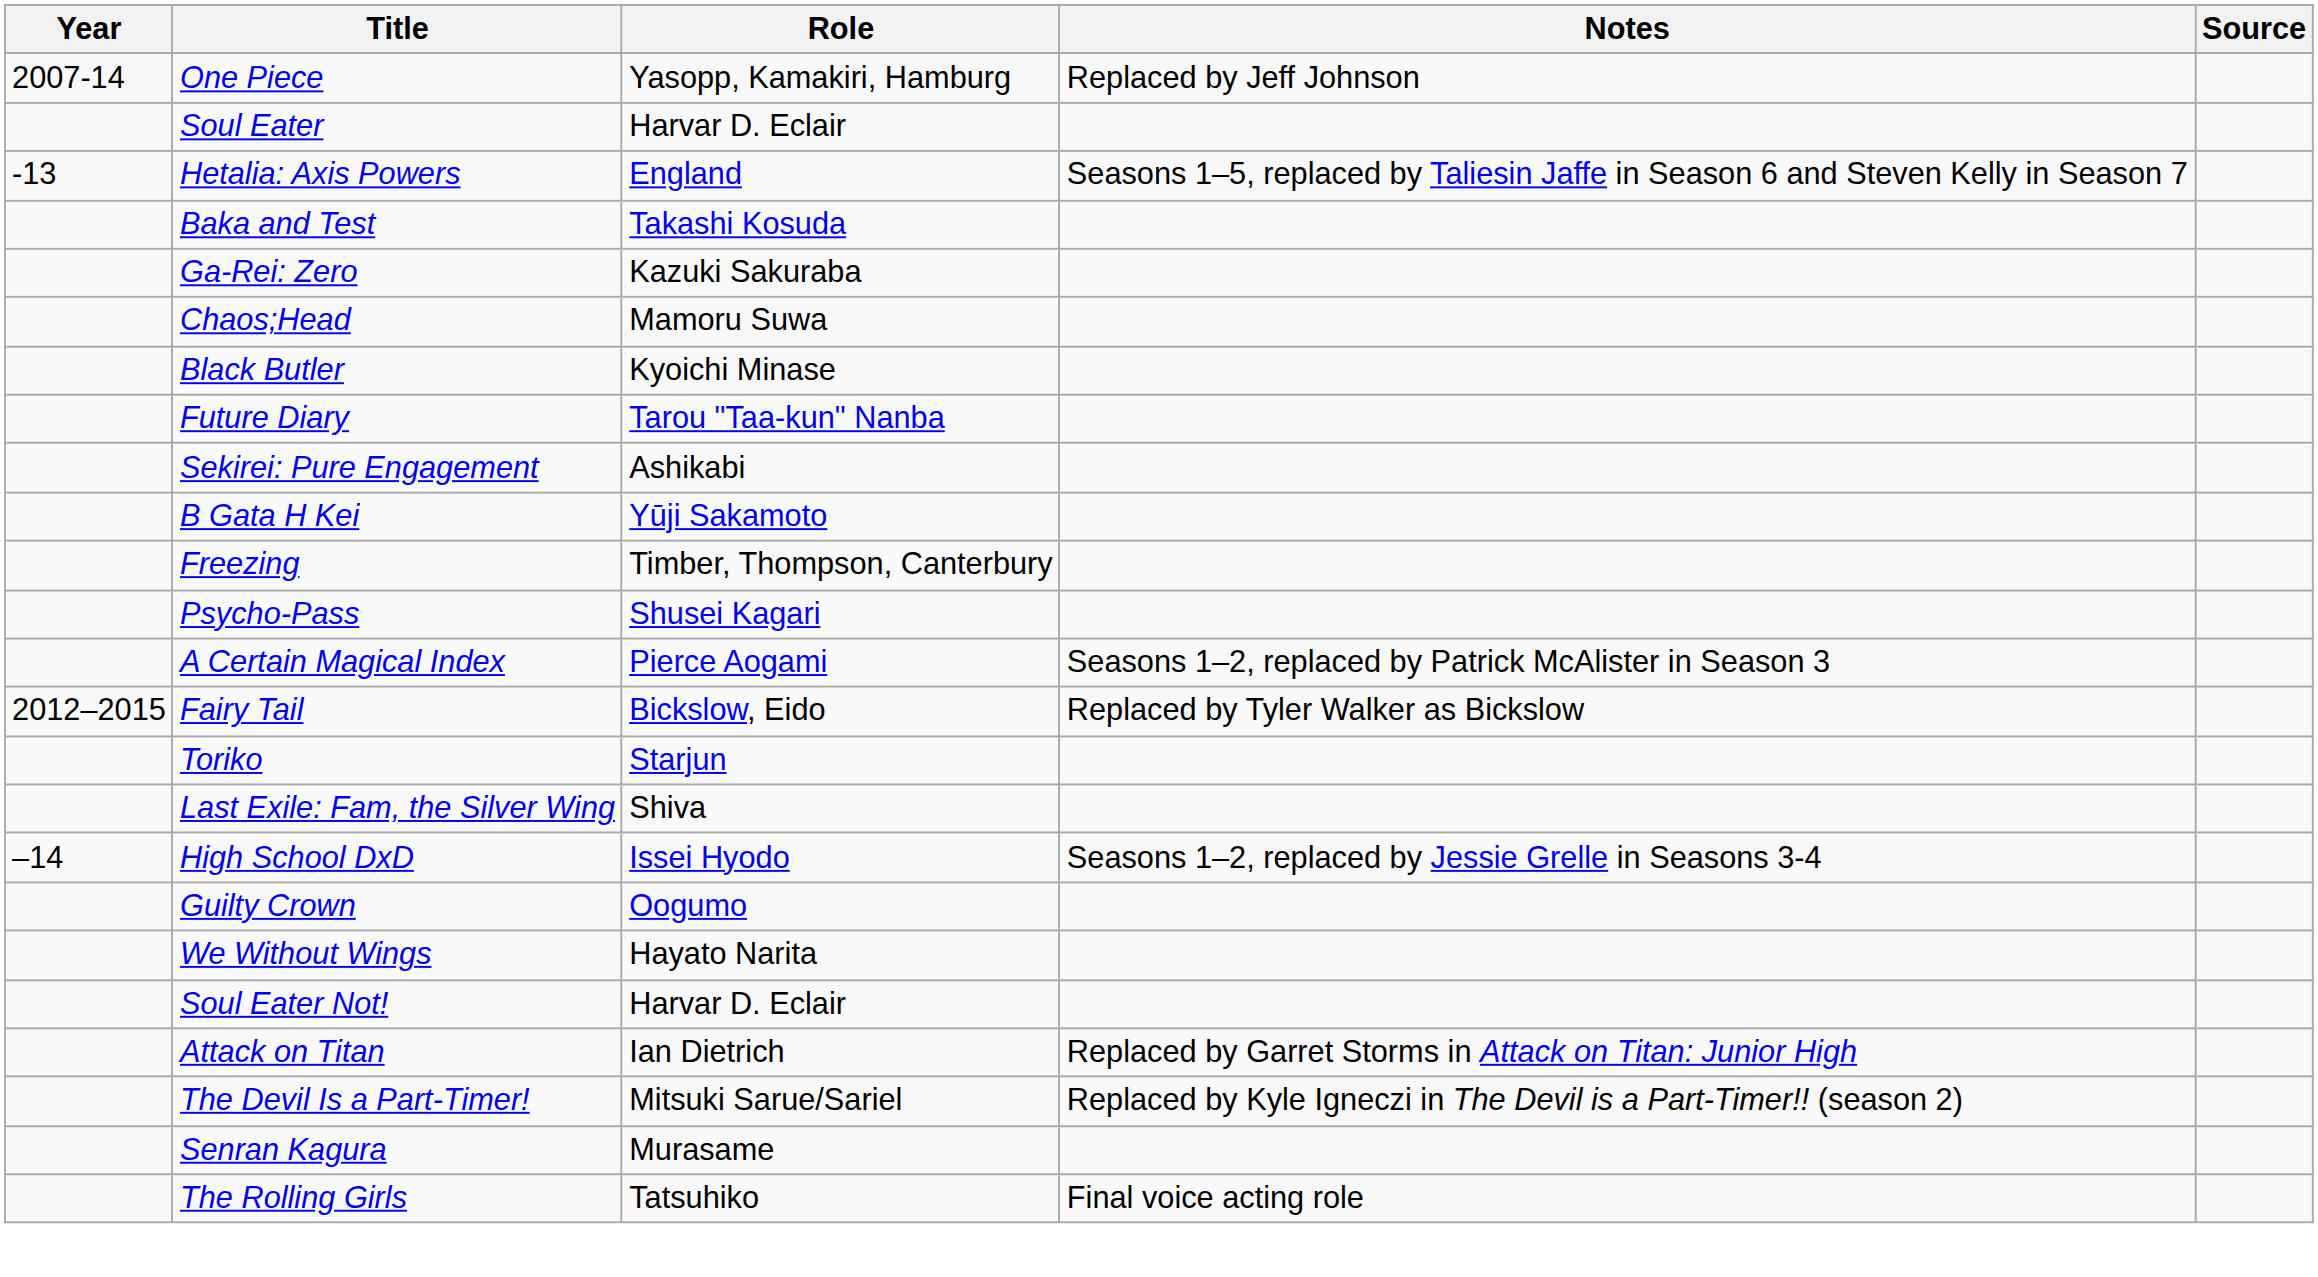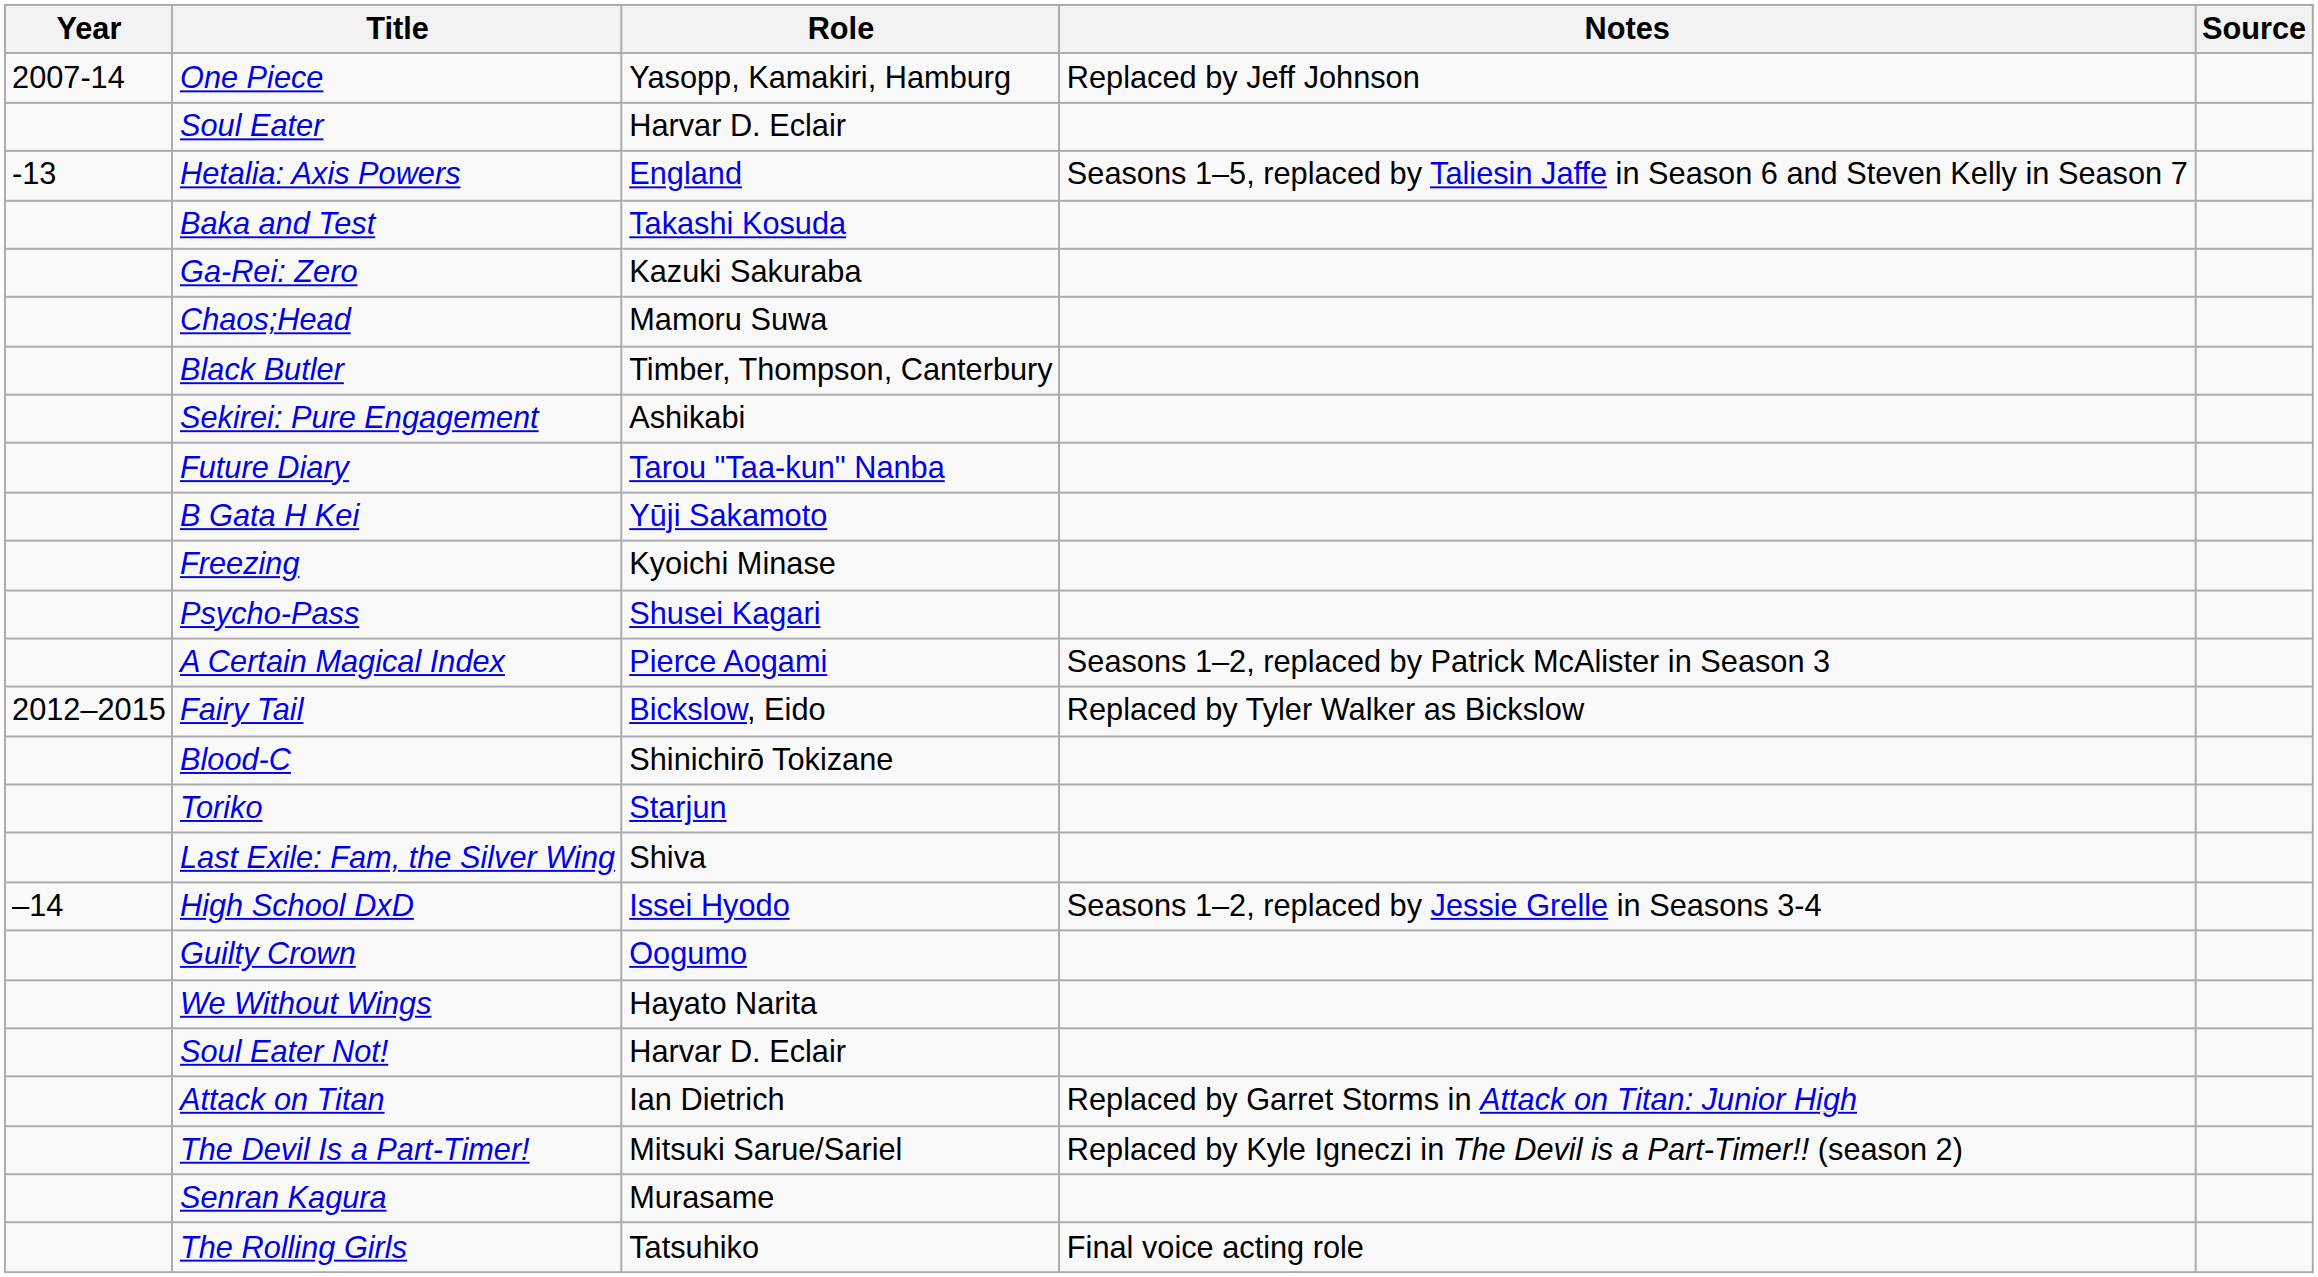(733, 369) Kyoichi Minase -> (841, 369) Timber, Thompson, Canterbury
rows swapped: (264, 418) <-> (359, 467)
(841, 564) Timber, Thompson, Canterbury -> (733, 564) Kyoichi Minase
+ row: (235, 759)
